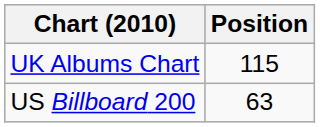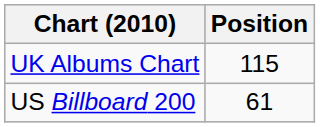(259, 102) 63 -> (259, 102) 61
